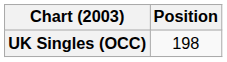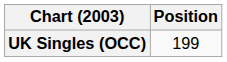(186, 43) 198 -> (186, 43) 199
